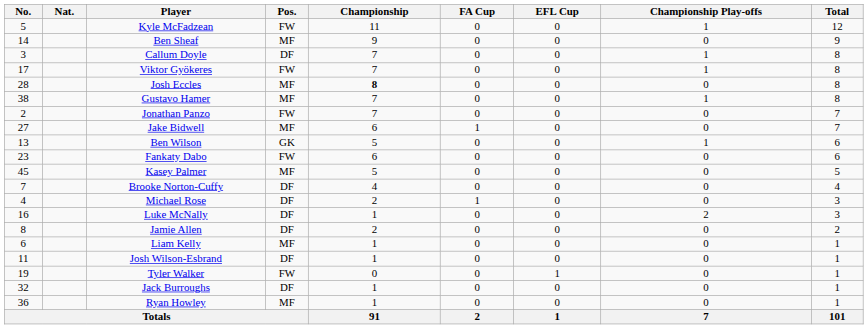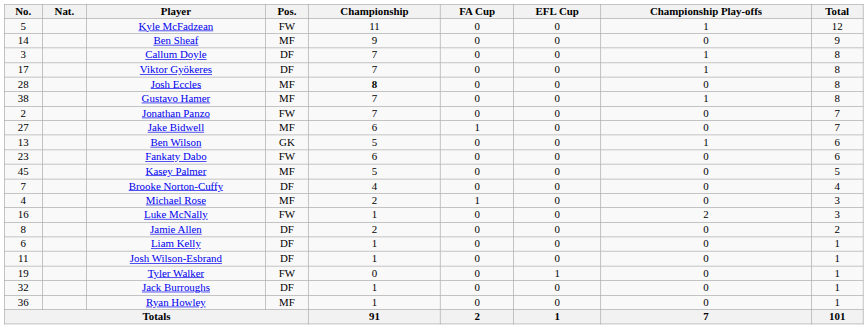(287, 69) FW -> (287, 69) DF
(287, 200) DF -> (287, 200) MF
(287, 215) DF -> (287, 215) FW
(287, 244) MF -> (287, 244) DF
